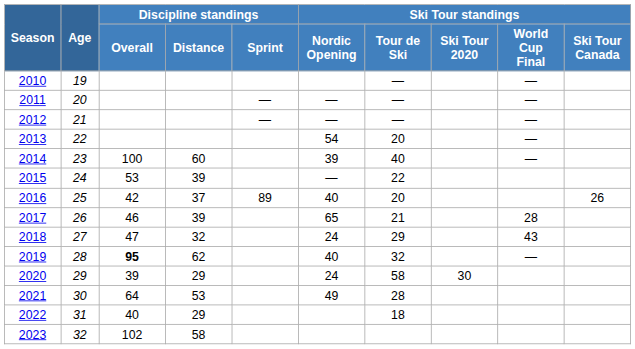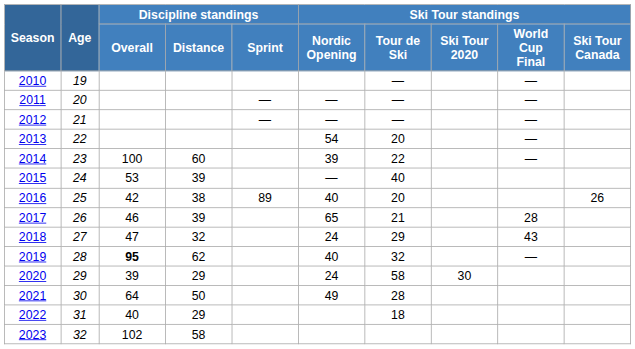(398, 159) 40 -> (398, 159) 22
(398, 178) 22 -> (398, 178) 40
(199, 198) 37 -> (199, 198) 38
(199, 295) 53 -> (199, 295) 50
